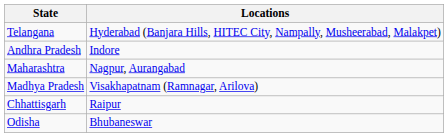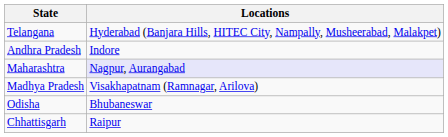(137, 68) no background -> (137, 68) lavender background
rows swapped: (36, 104) <-> (23, 123)
